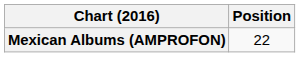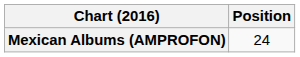(262, 39) 22 -> (262, 39) 24
